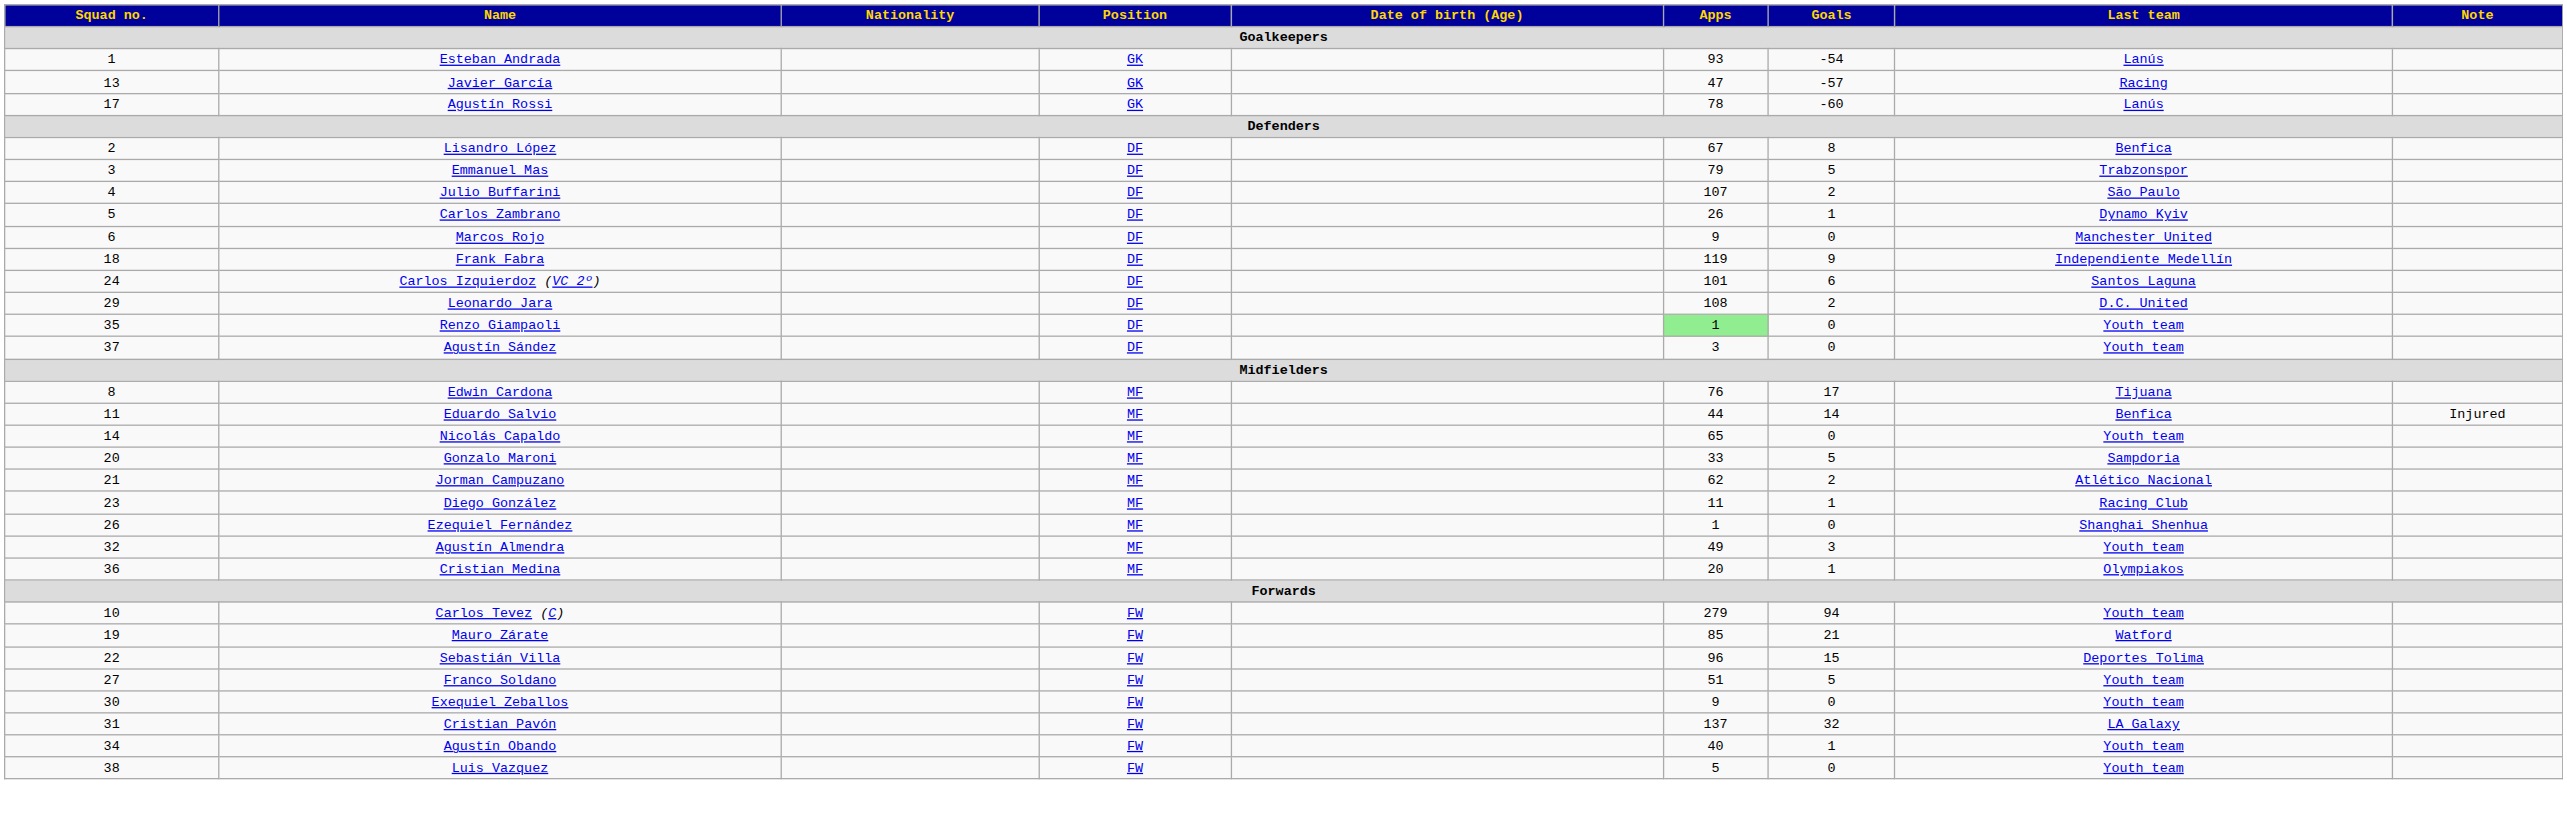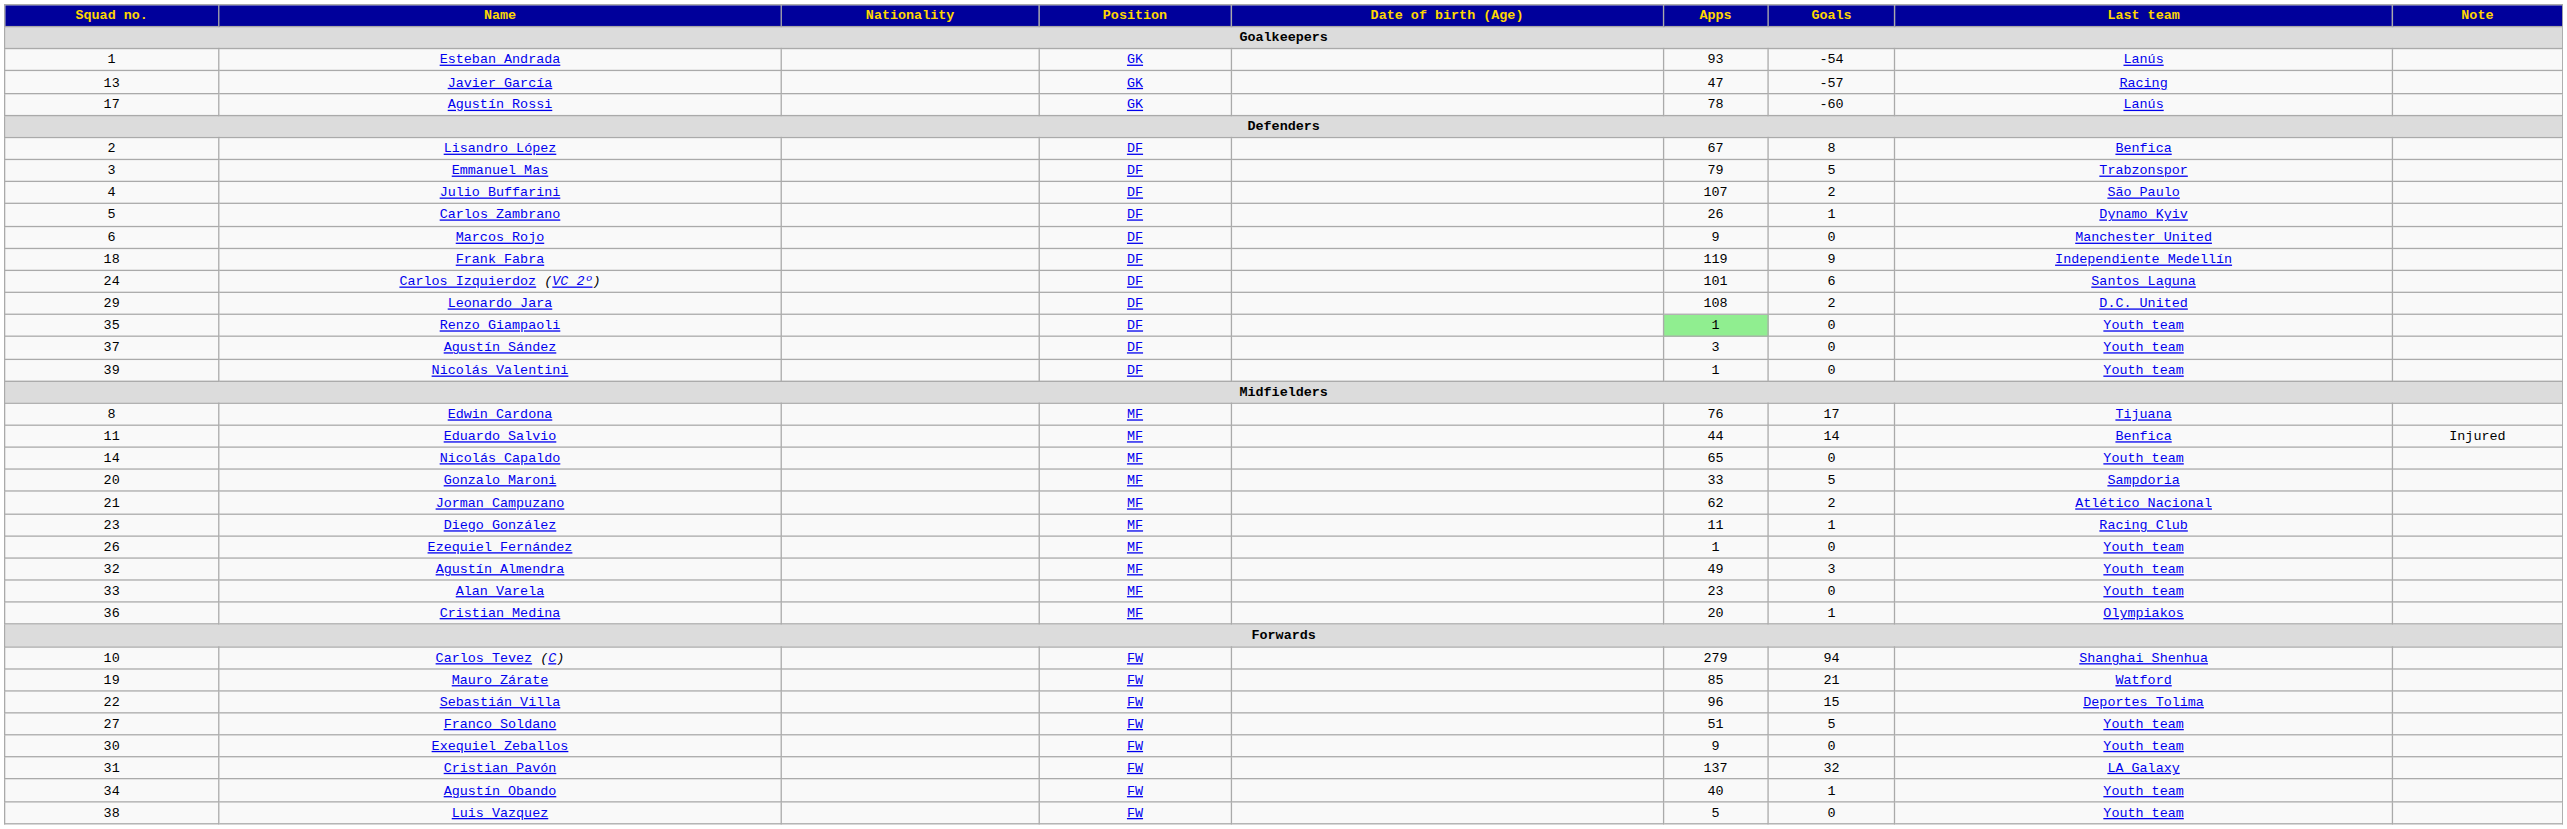+ row: (500, 370)
(2144, 525) Shanghai Shenhua -> (2144, 547) Youth team
+ row: (500, 592)
(2144, 614) Youth team -> (2144, 658) Shanghai Shenhua
